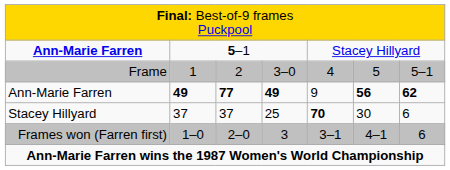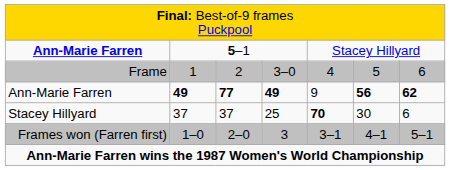(422, 72) 5–1 -> (422, 72) 6
(422, 135) 6 -> (422, 135) 5–1
